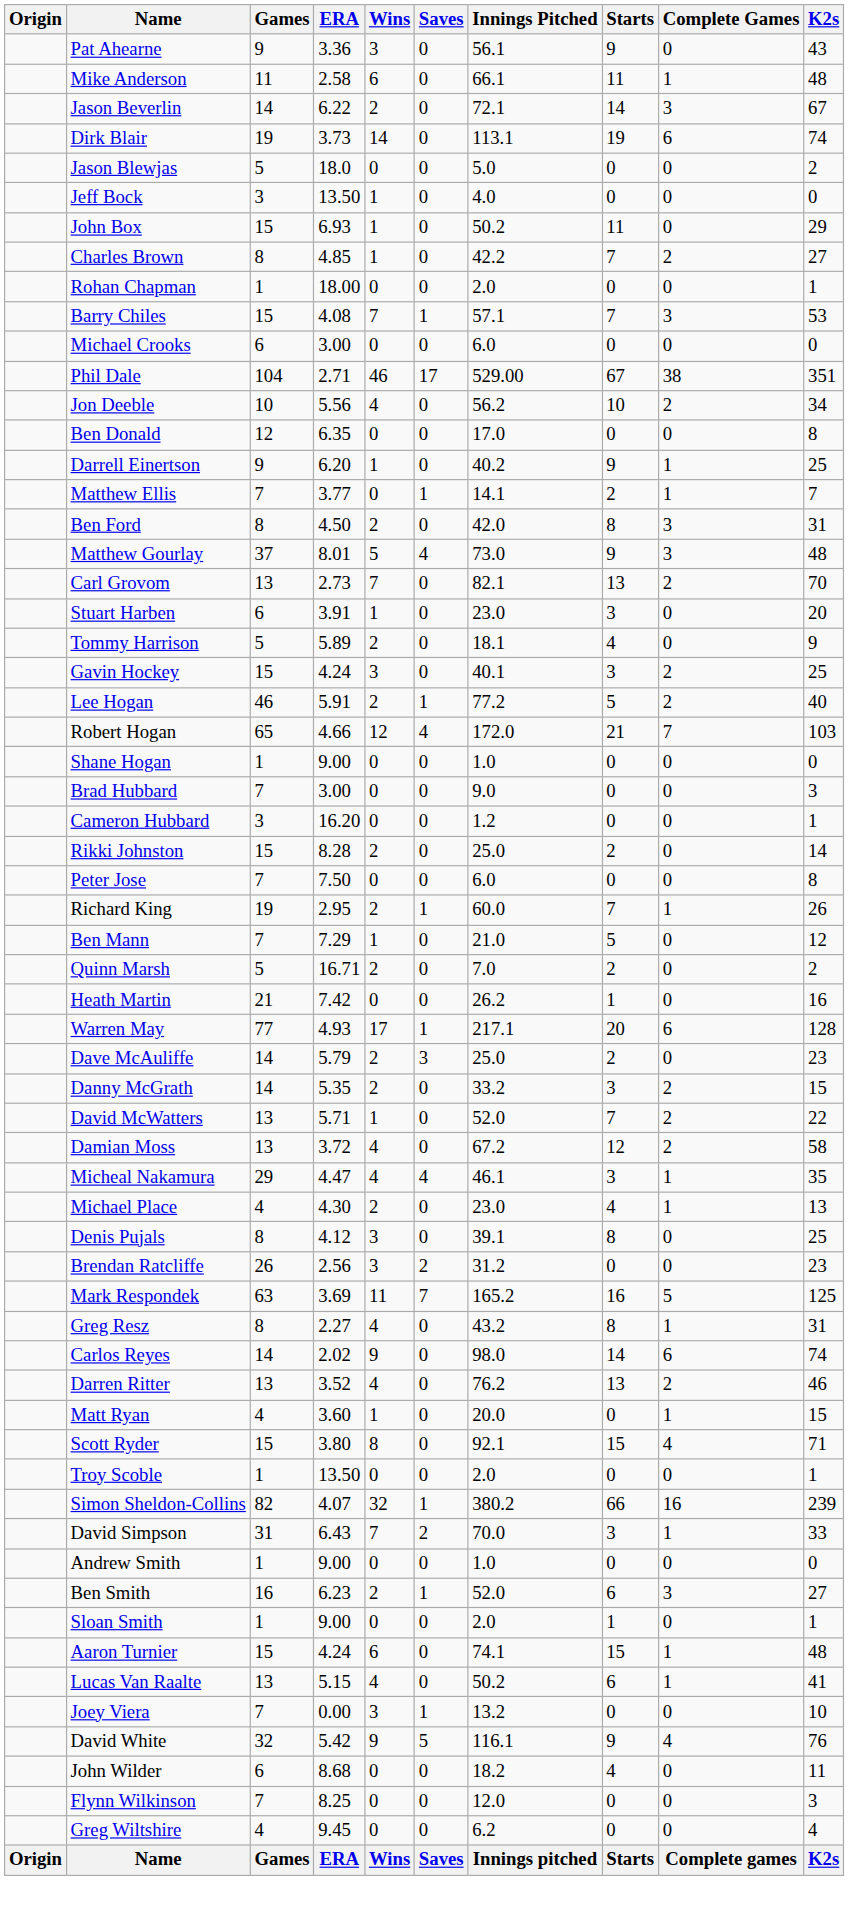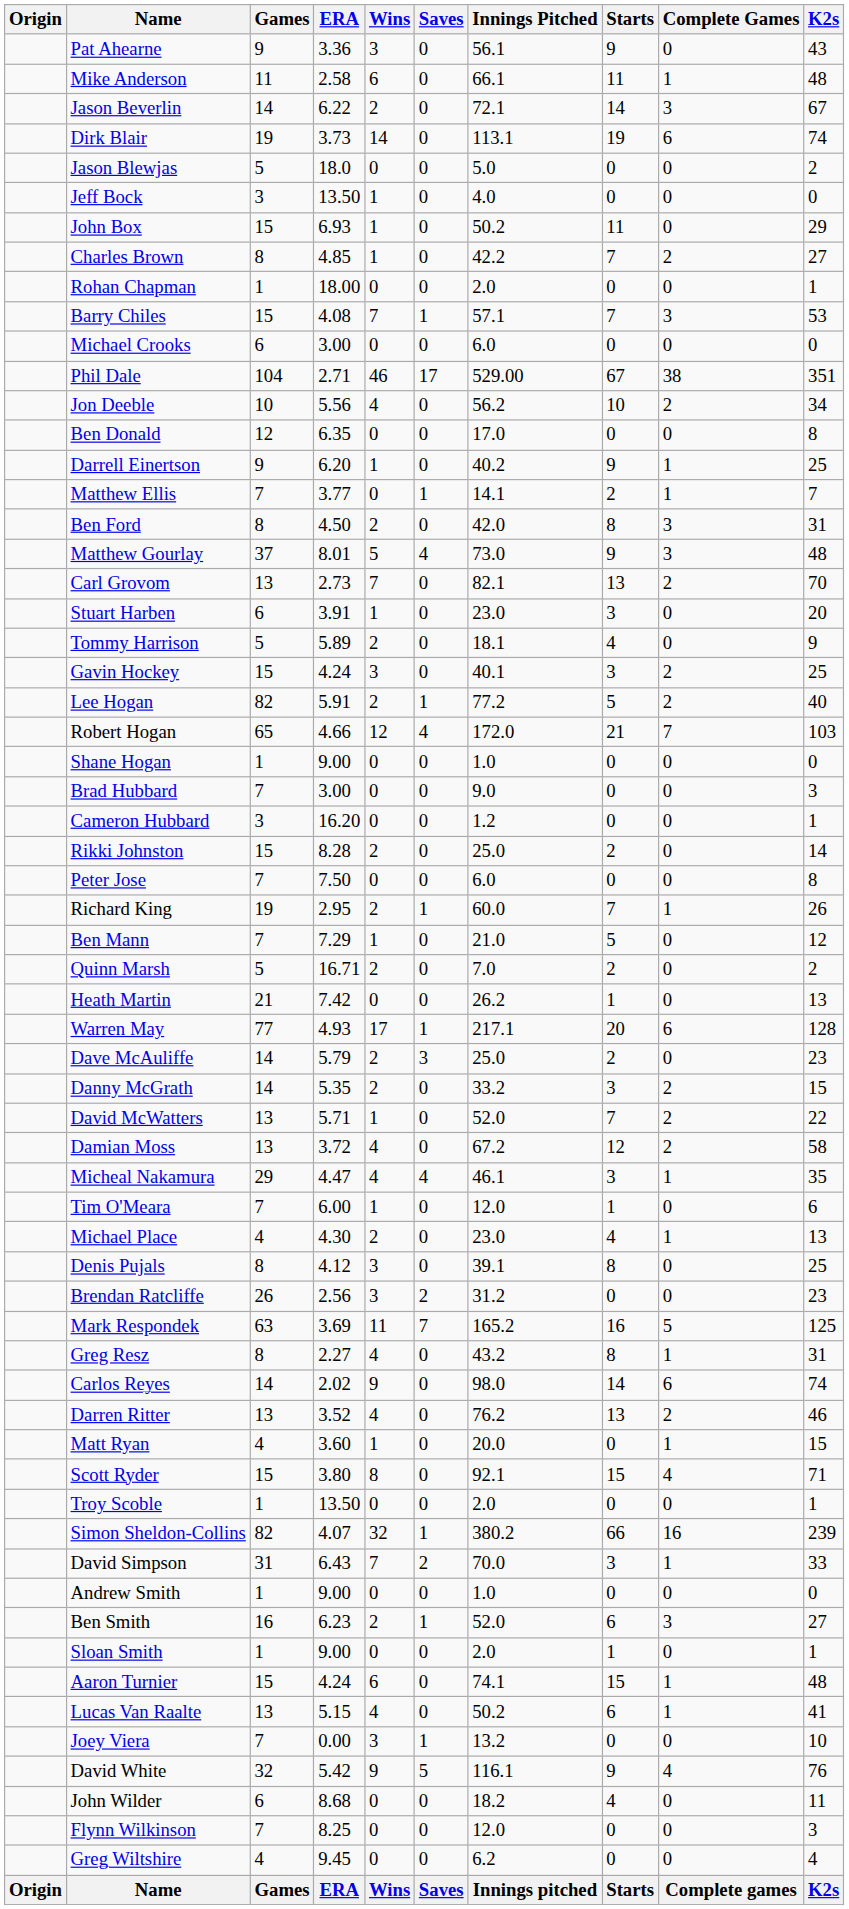(264, 702) 46 -> (264, 702) 82
(817, 999) 16 -> (817, 999) 13
+ row: (121, 1206)
